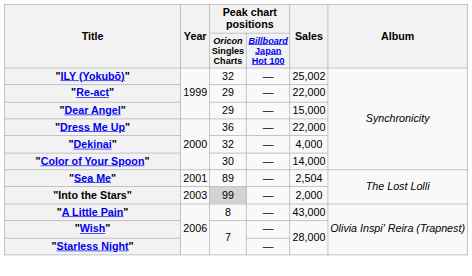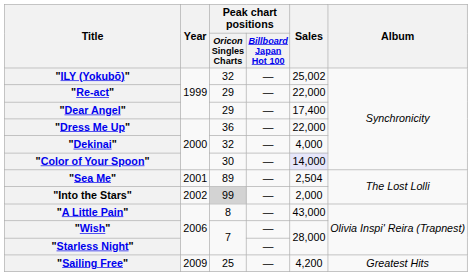(309, 110) 15,000 -> (309, 110) 17,400
(309, 161) no background -> (309, 161) lavender background
(195, 195) 2003 -> (195, 195) 2002
+ row: (93, 263)
